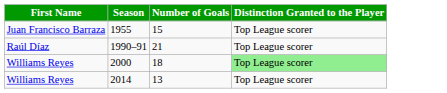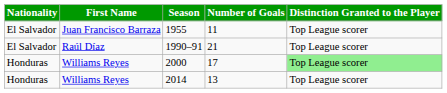+ column: (32, 12)
(157, 29) 15 -> (212, 29) 11
(157, 63) 18 -> (213, 63) 17
